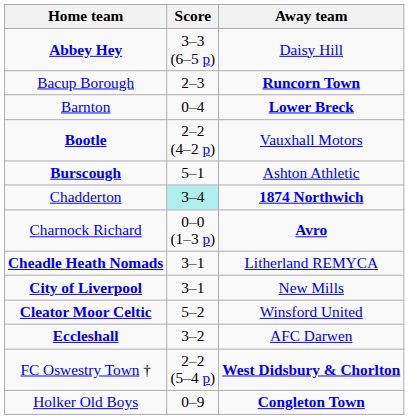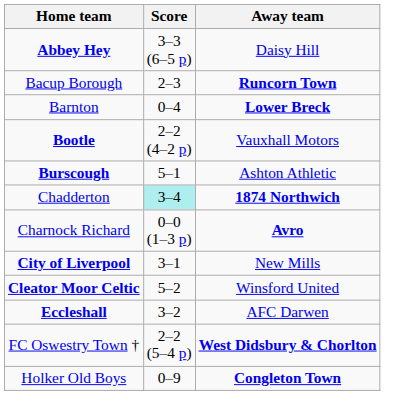- row: (86, 263)
